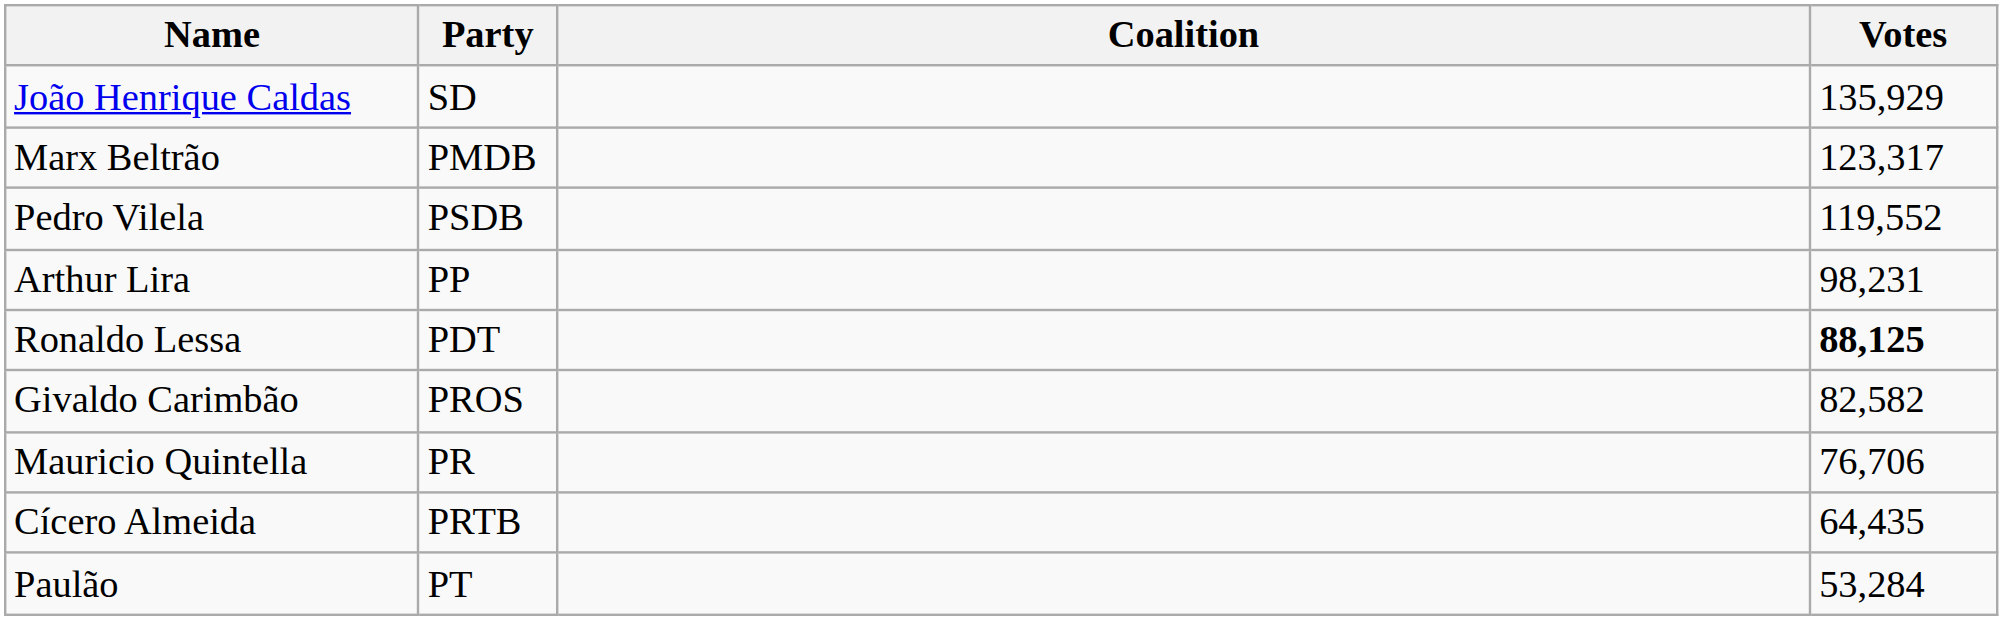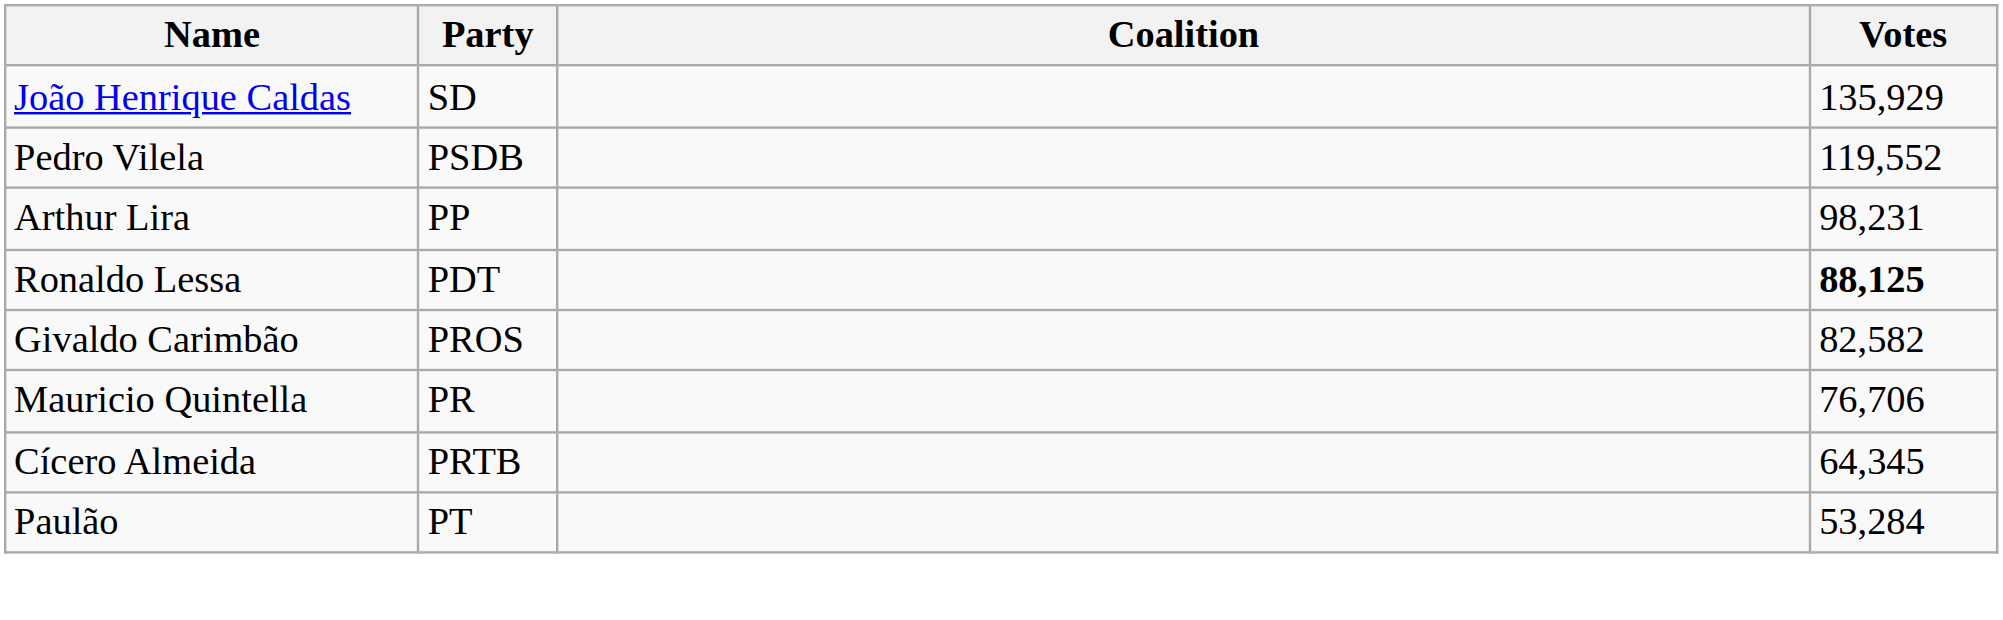- row: (117, 156)
(1872, 522) 64,435 -> (1872, 461) 64,345
